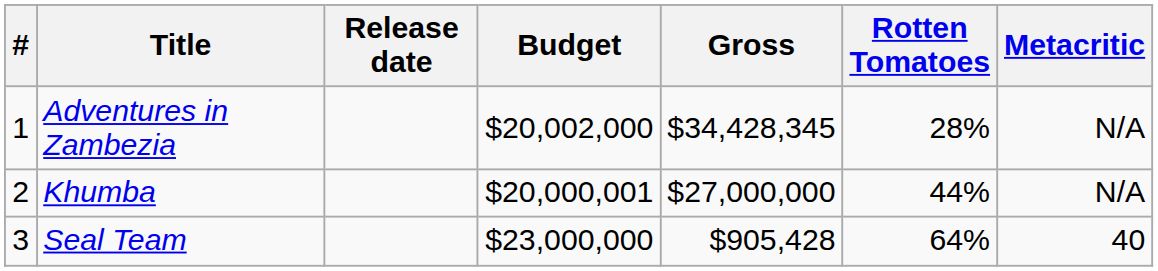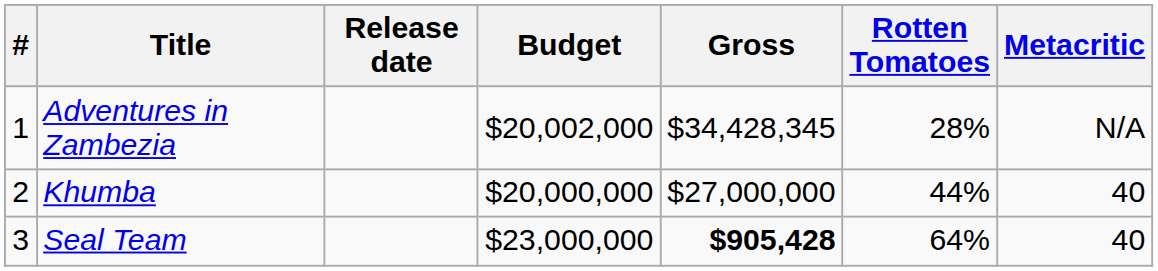(569, 192) $20,000,001 -> (569, 192) $20,000,000
(1120, 192) N/A -> (1128, 192) 40
(772, 240) normal -> (772, 240) bold
